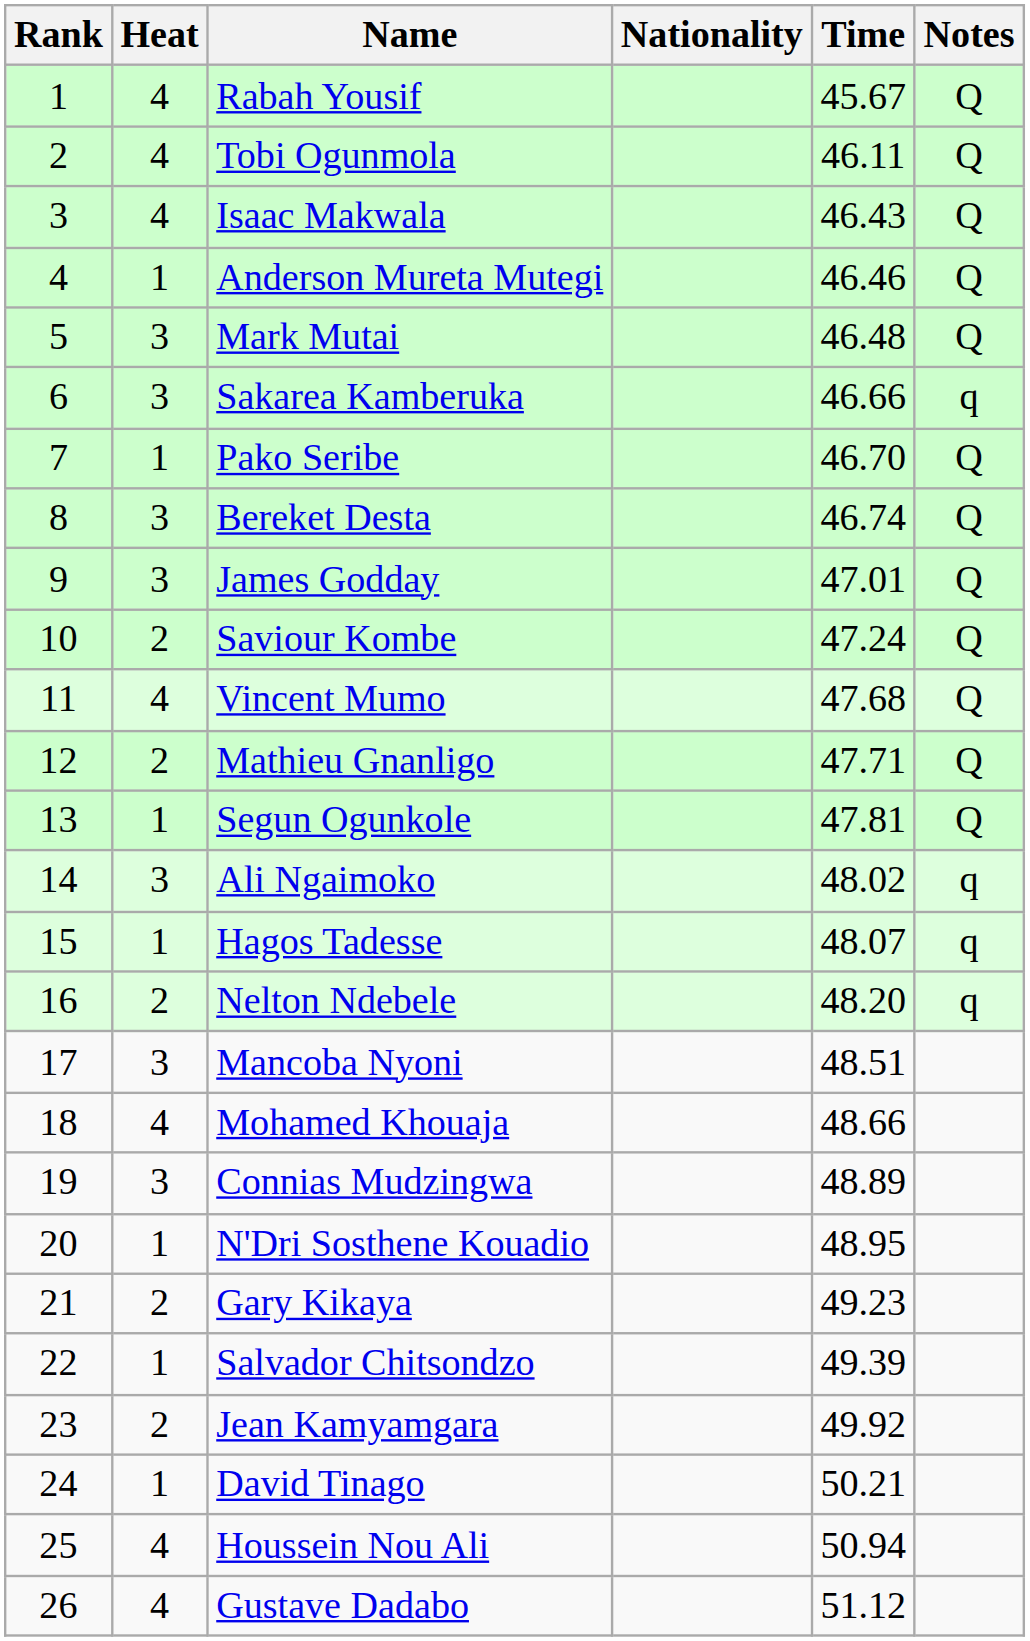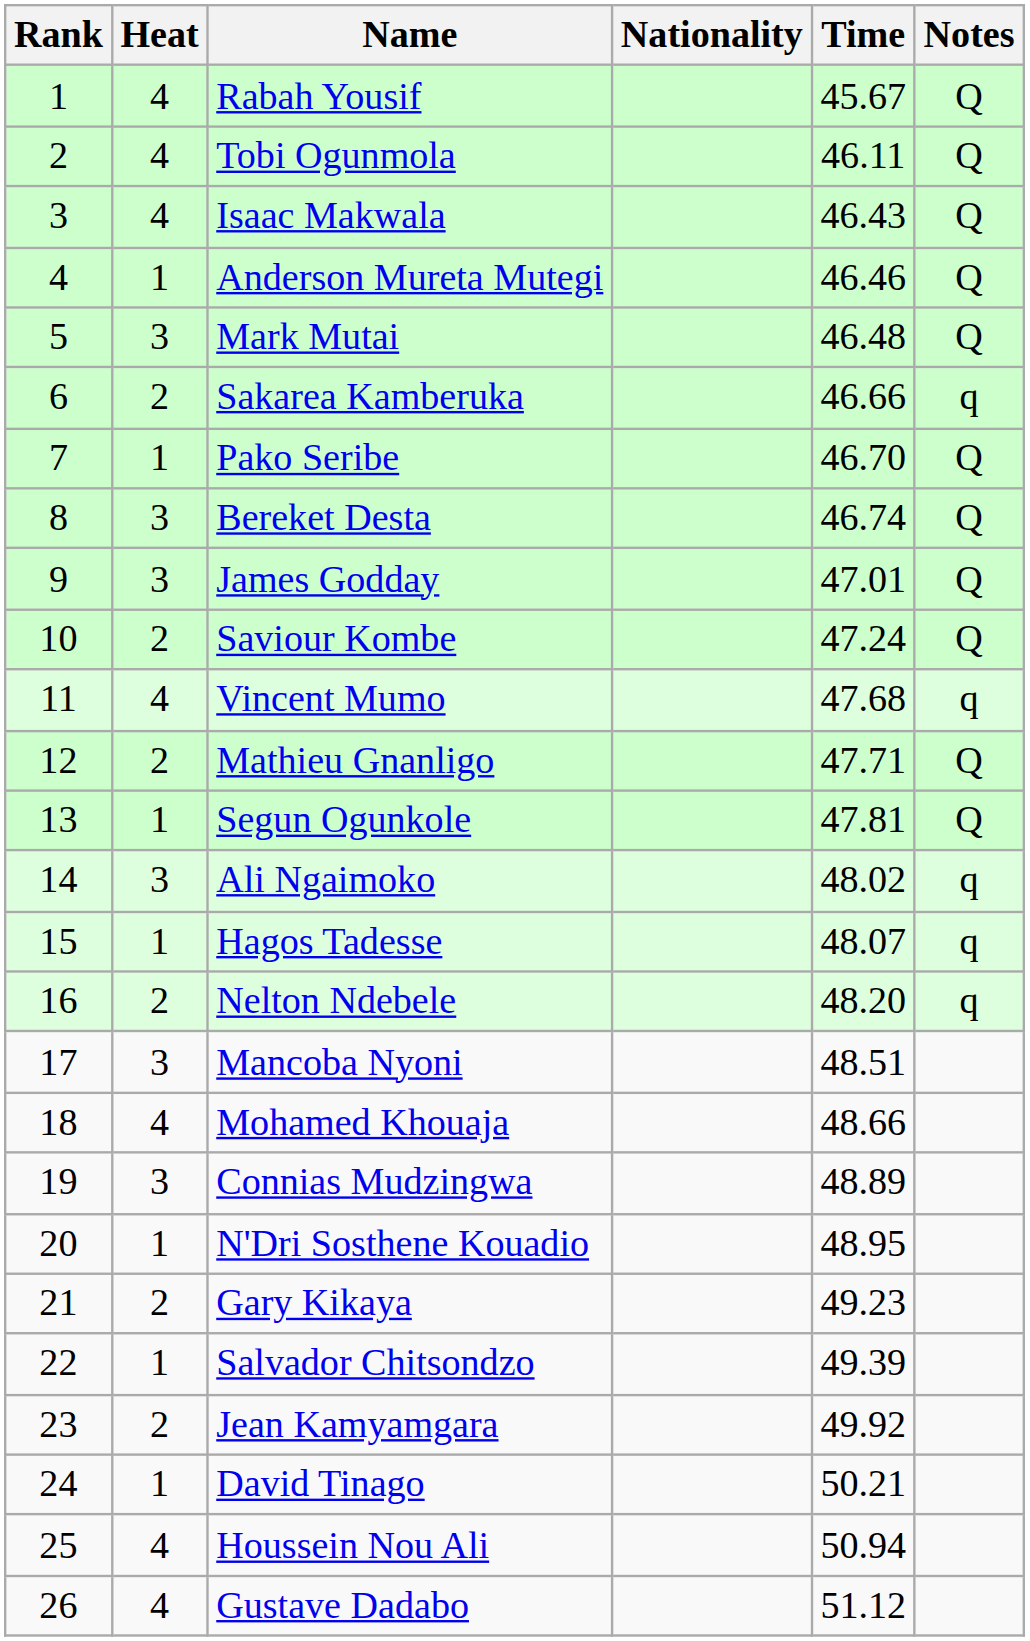(160, 397) 3 -> (160, 397) 2
(969, 699) Q -> (969, 699) q
